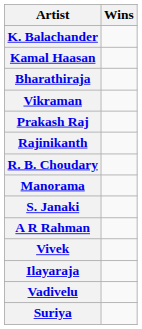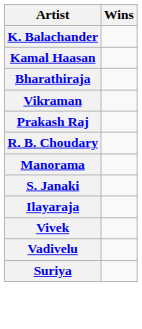- row: (53, 143)
- row: (53, 228)
rows swapped: (53, 249) <-> (53, 270)
